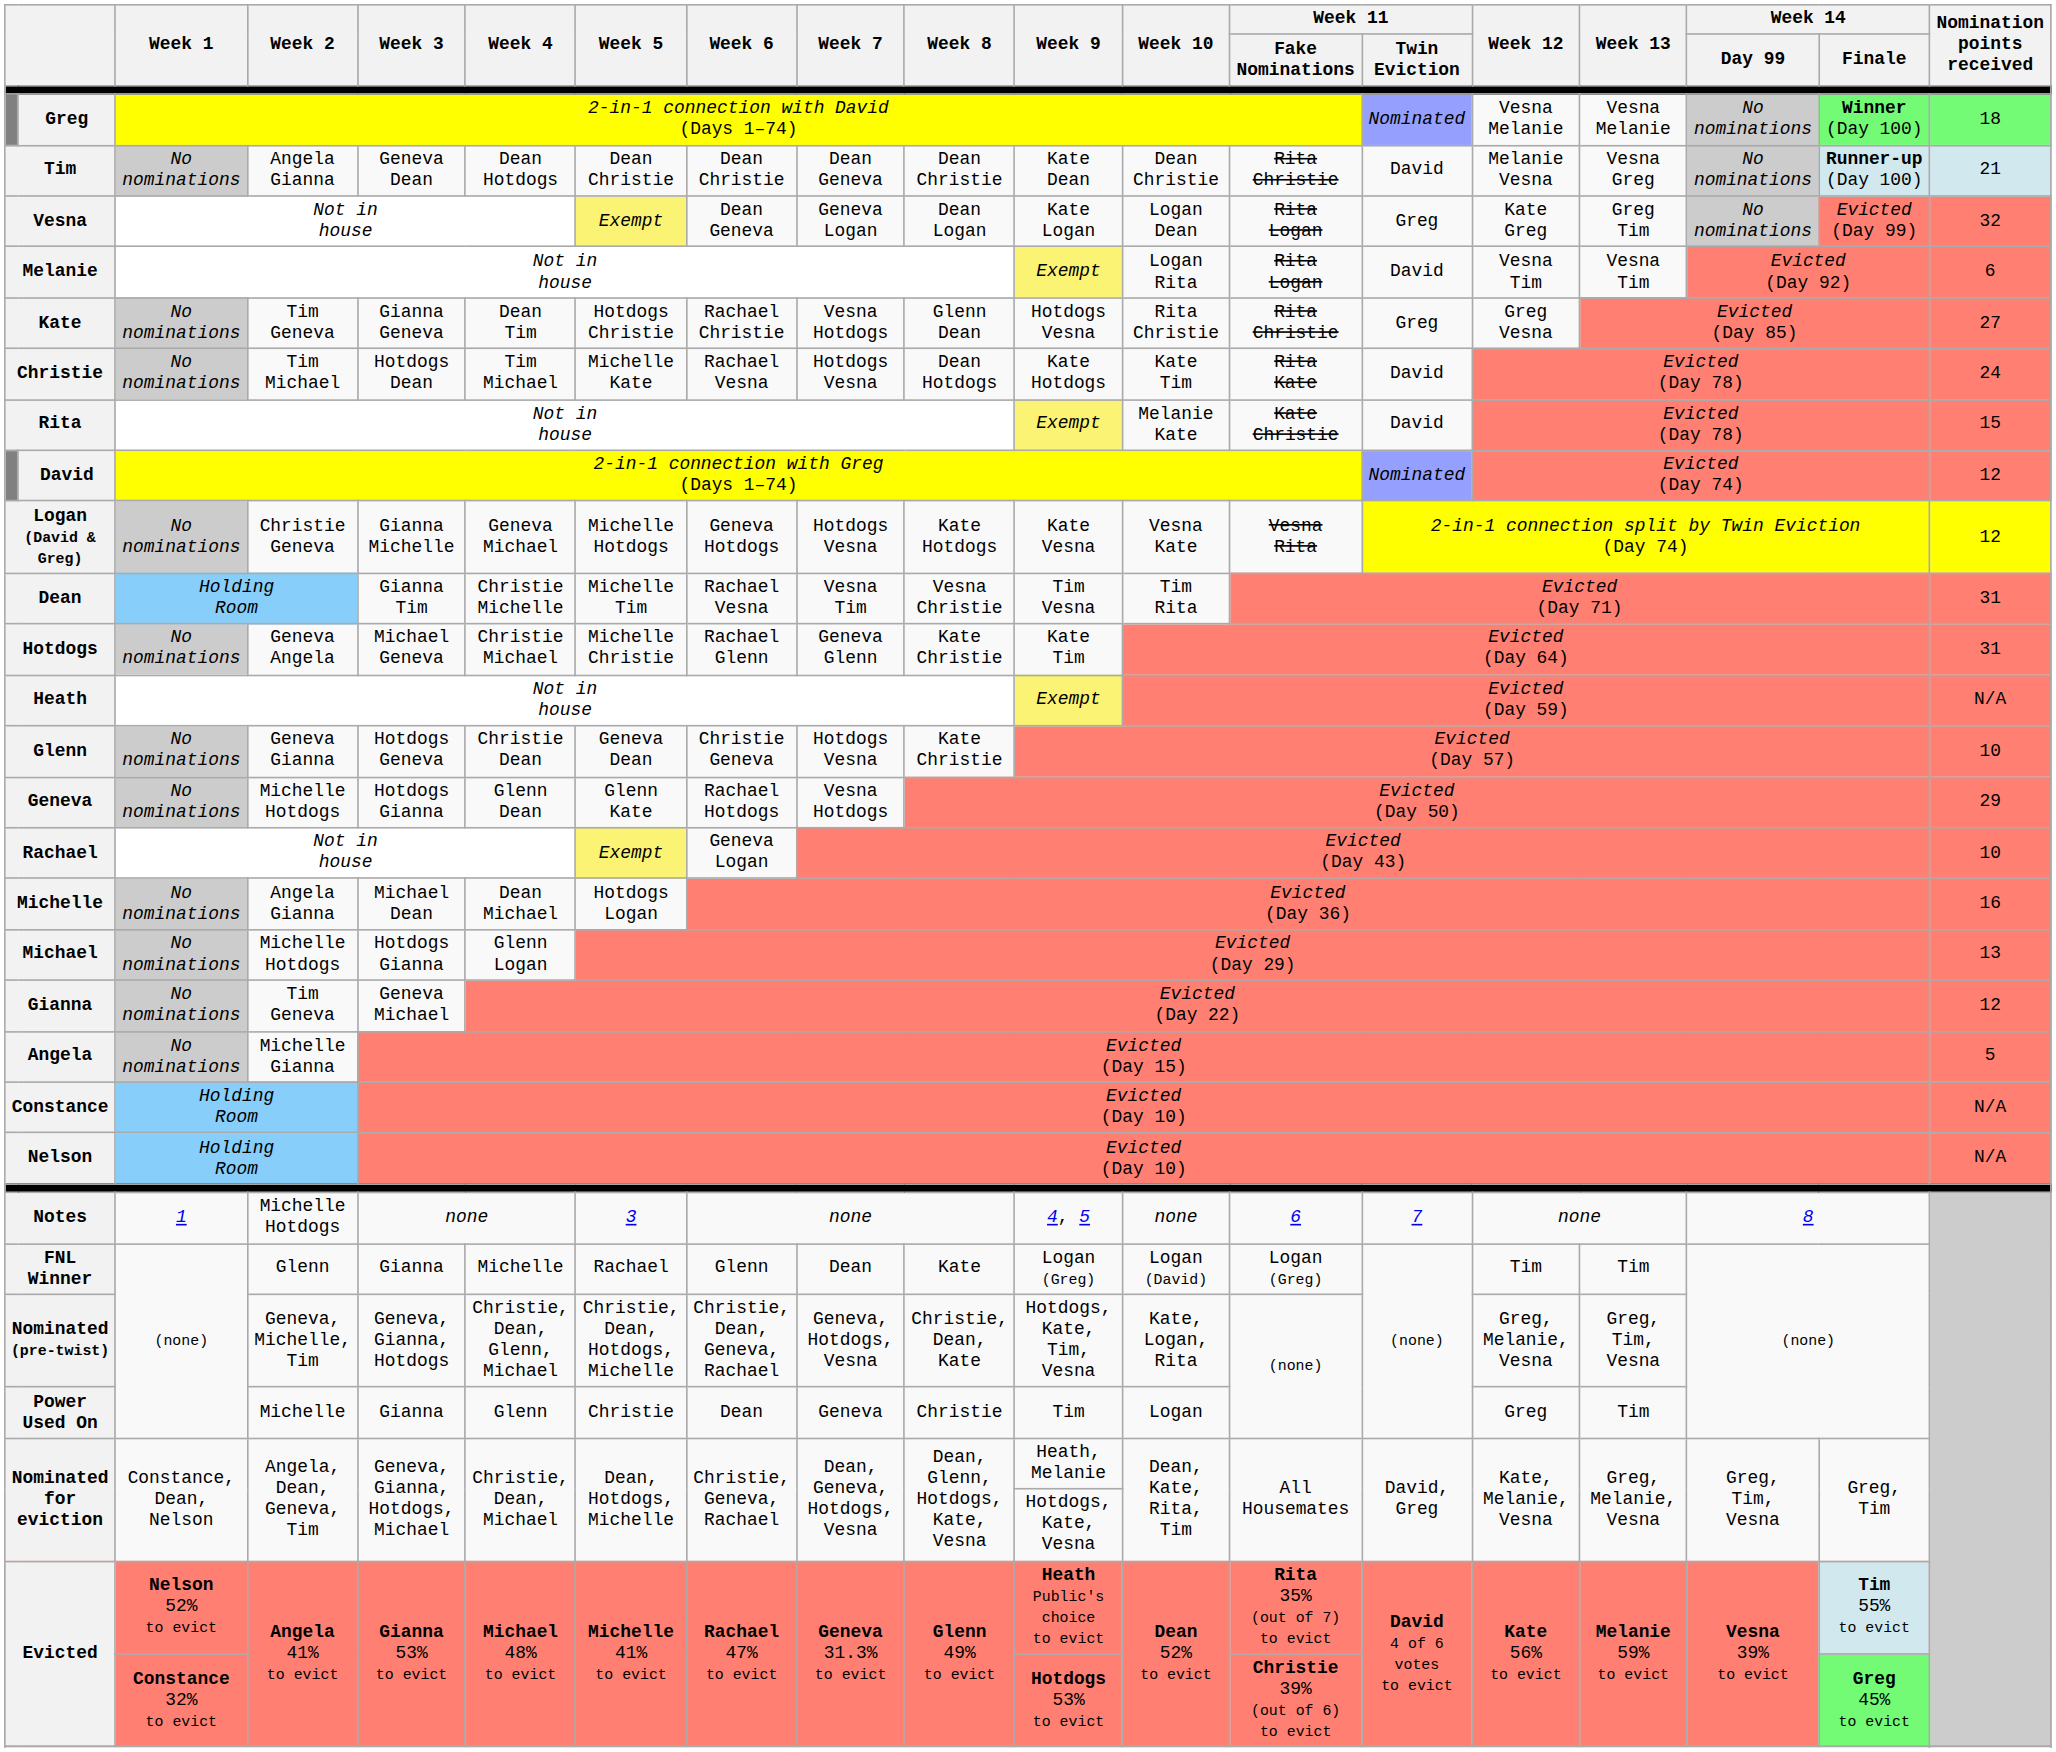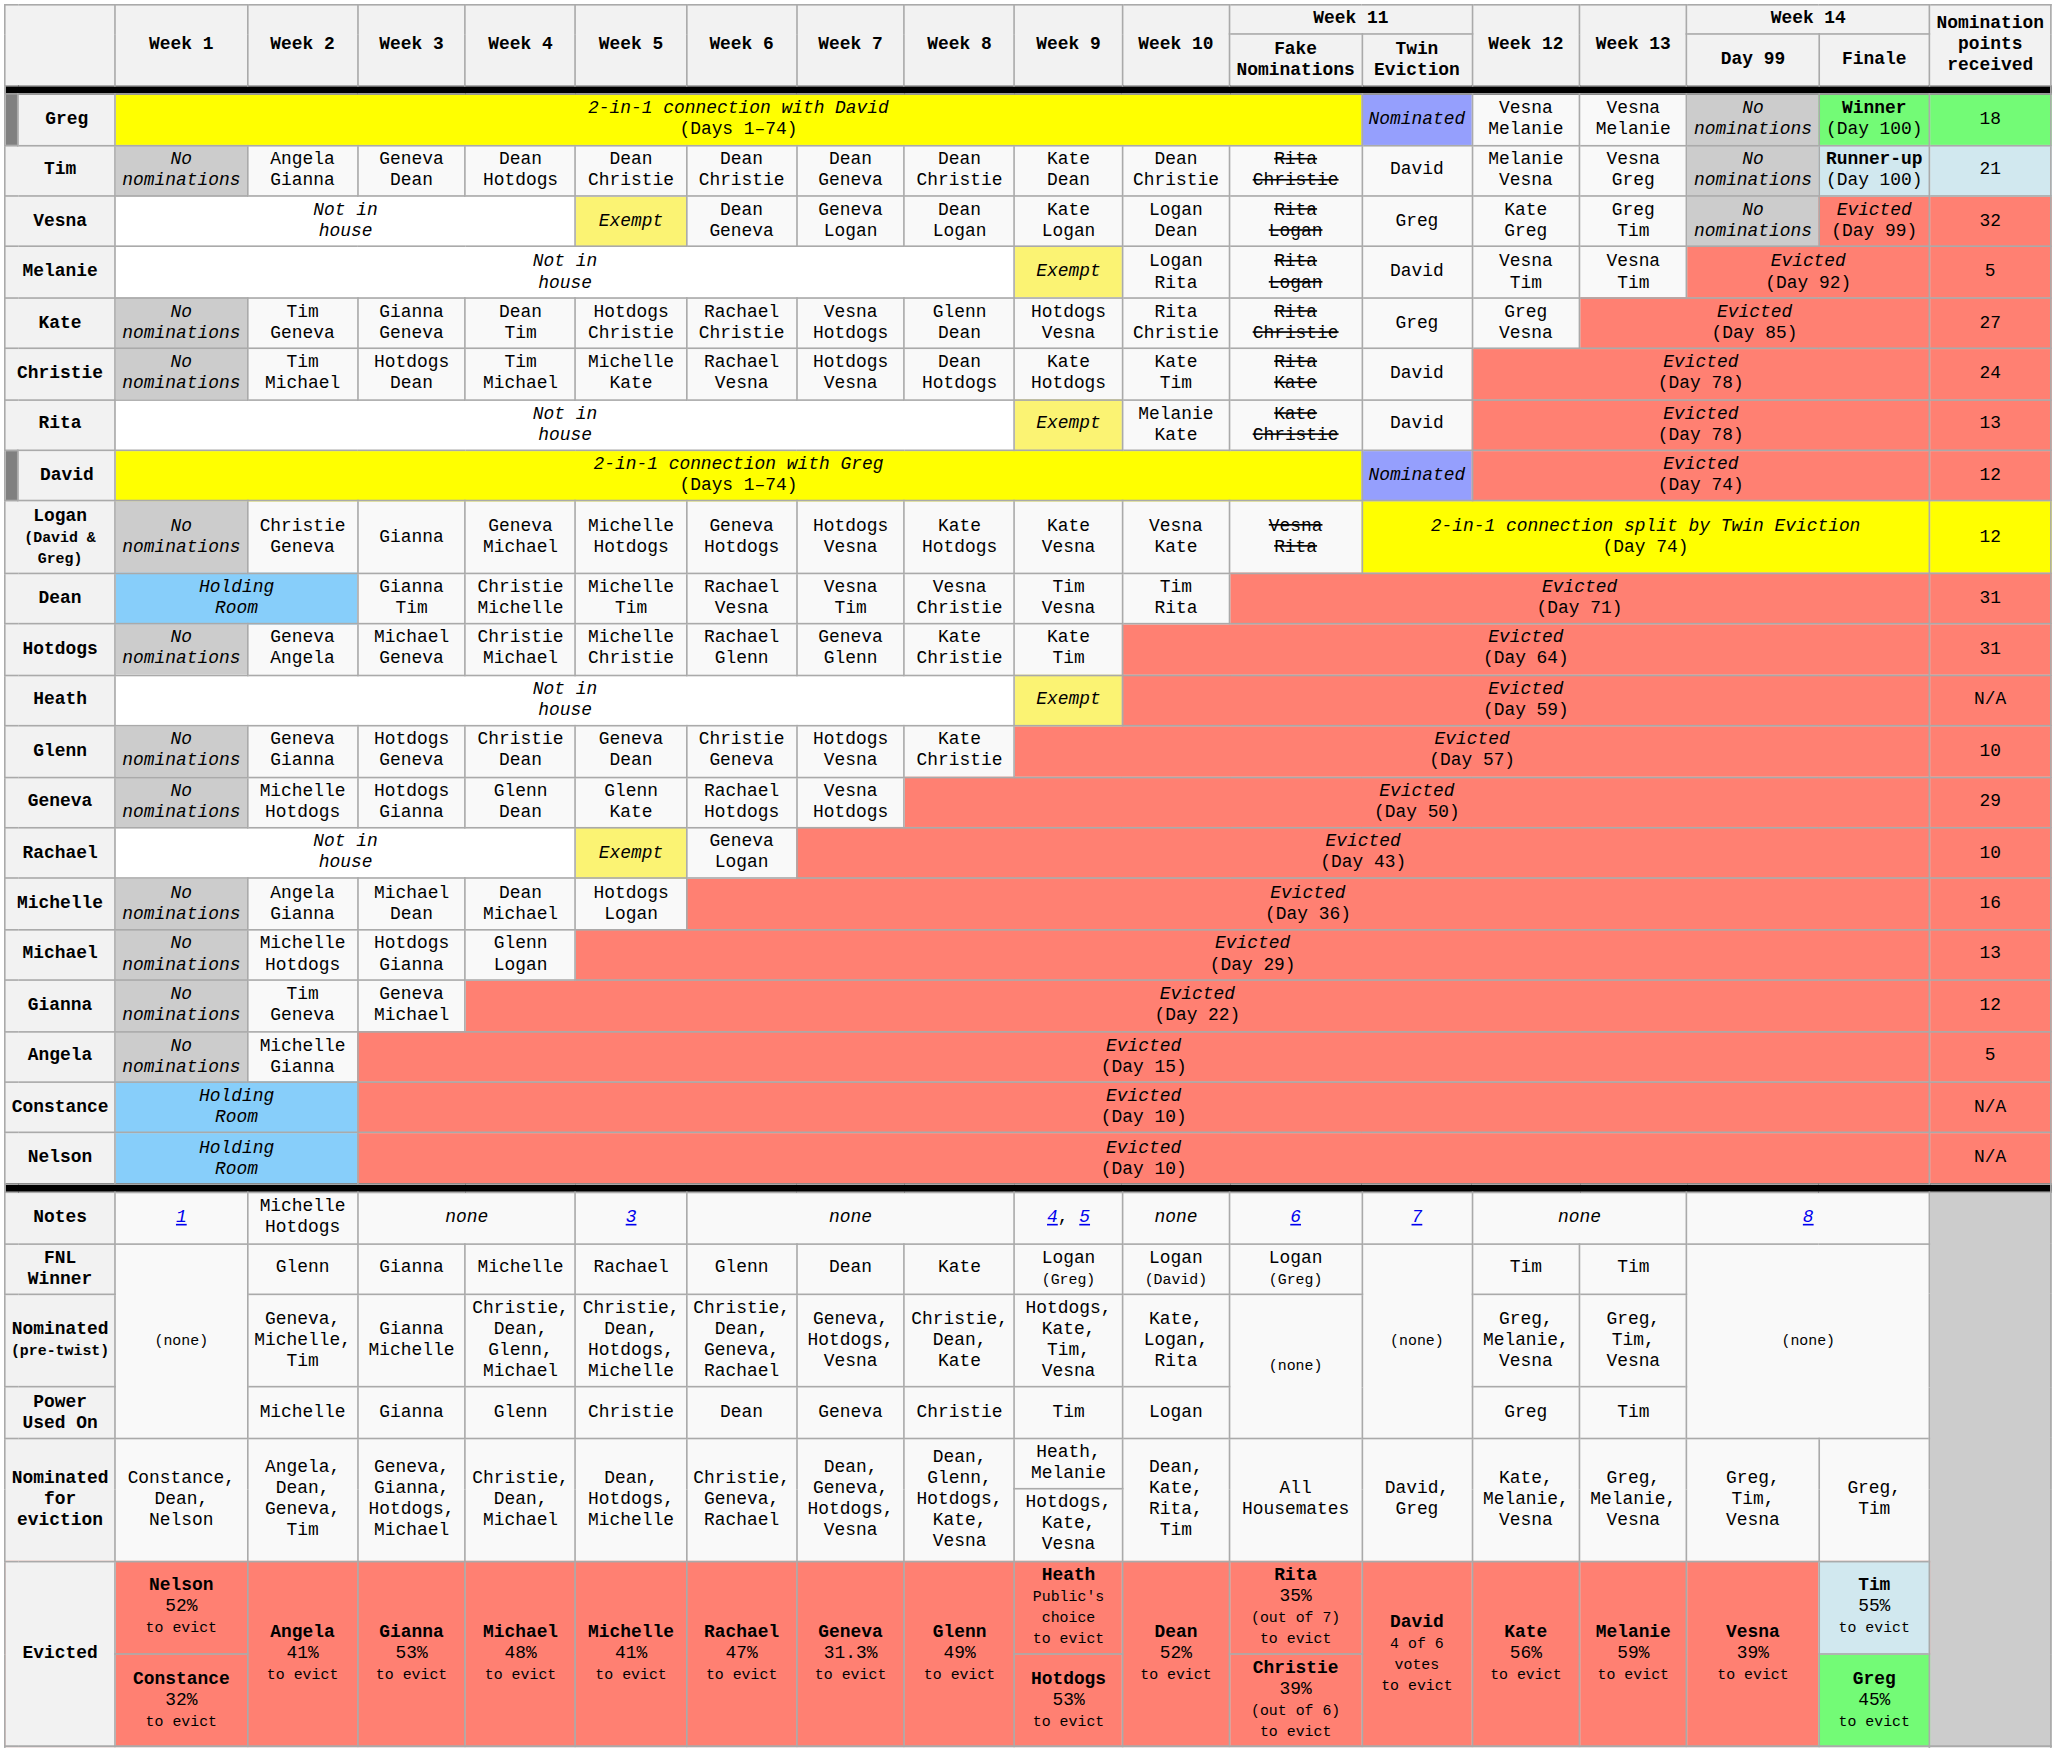(1990, 272) 6 -> (1990, 272) 5
(1990, 424) 15 -> (1990, 424) 13
(412, 536) Gianna Michelle -> (412, 536) Gianna
(412, 1340) Geneva, Gianna, Hotdogs -> (412, 1340) Gianna Michelle
